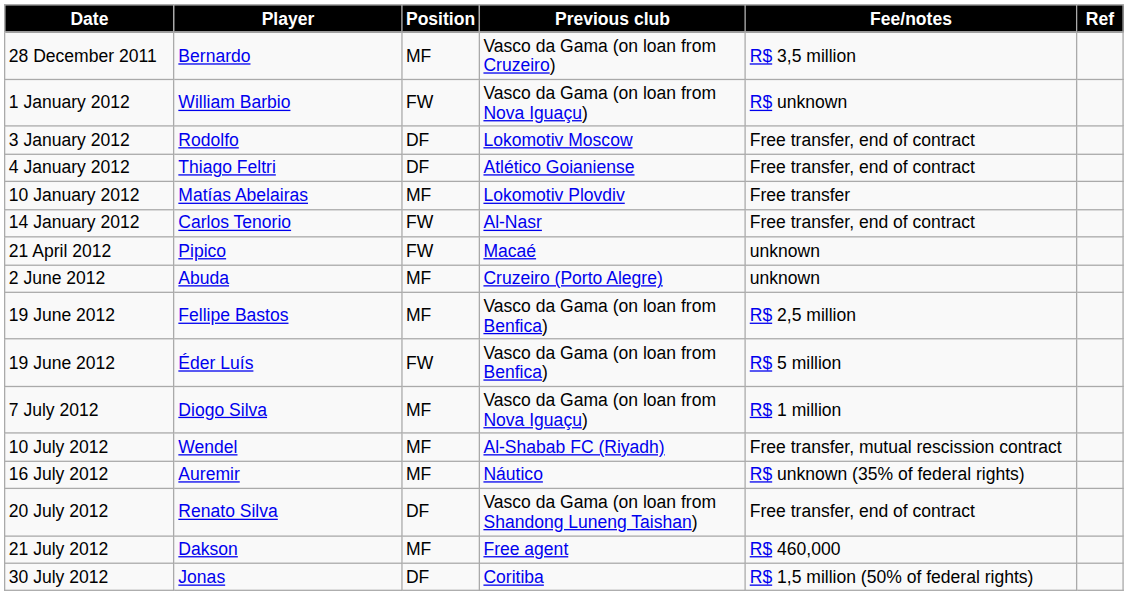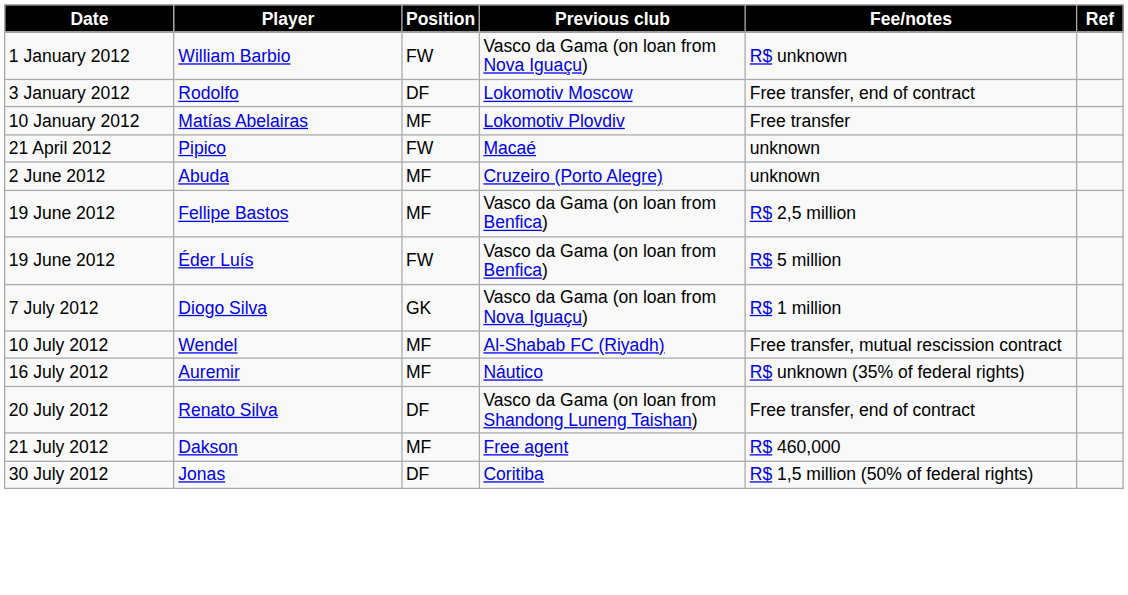- row: (214, 55)
- row: (227, 167)
- row: (235, 223)
(419, 409) MF -> (419, 307) GK
